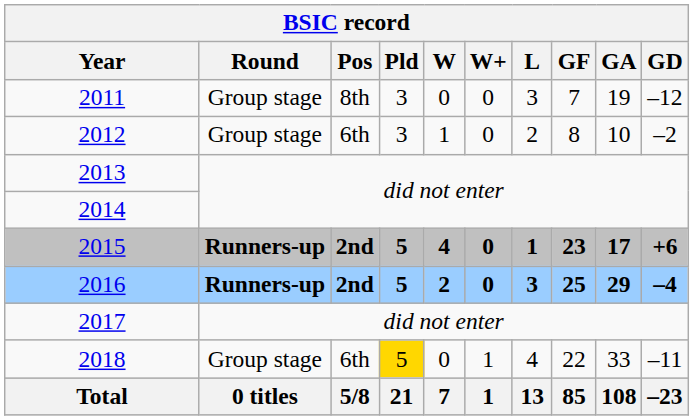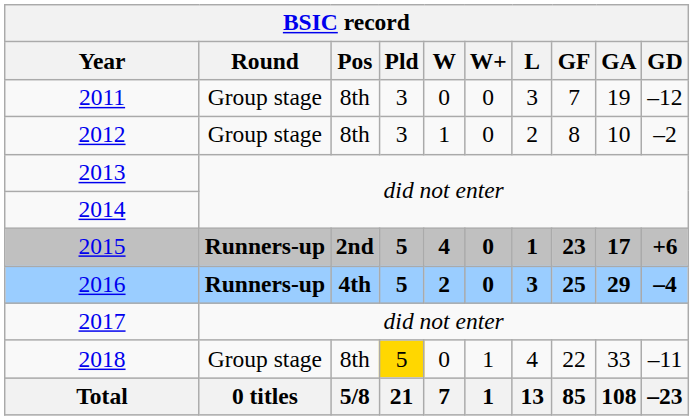(355, 135) 6th -> (355, 135) 8th
(355, 284) 2nd -> (355, 284) 4th
(355, 358) 6th -> (355, 358) 8th
